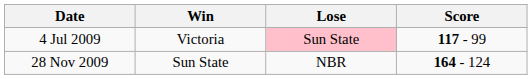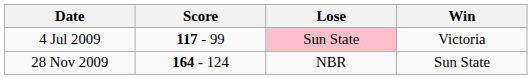columns swapped: (201, 16) <-> (462, 16)
